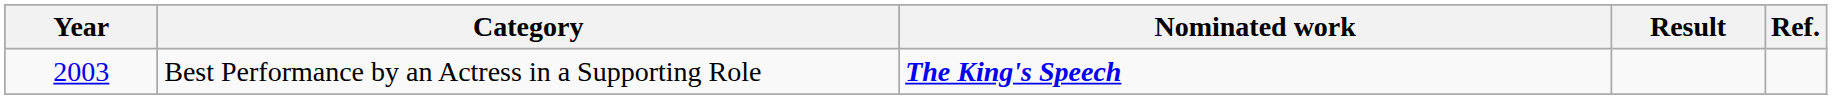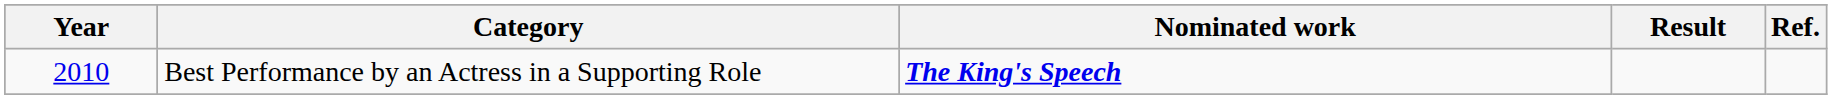(81, 71) 2003 -> (81, 71) 2010
